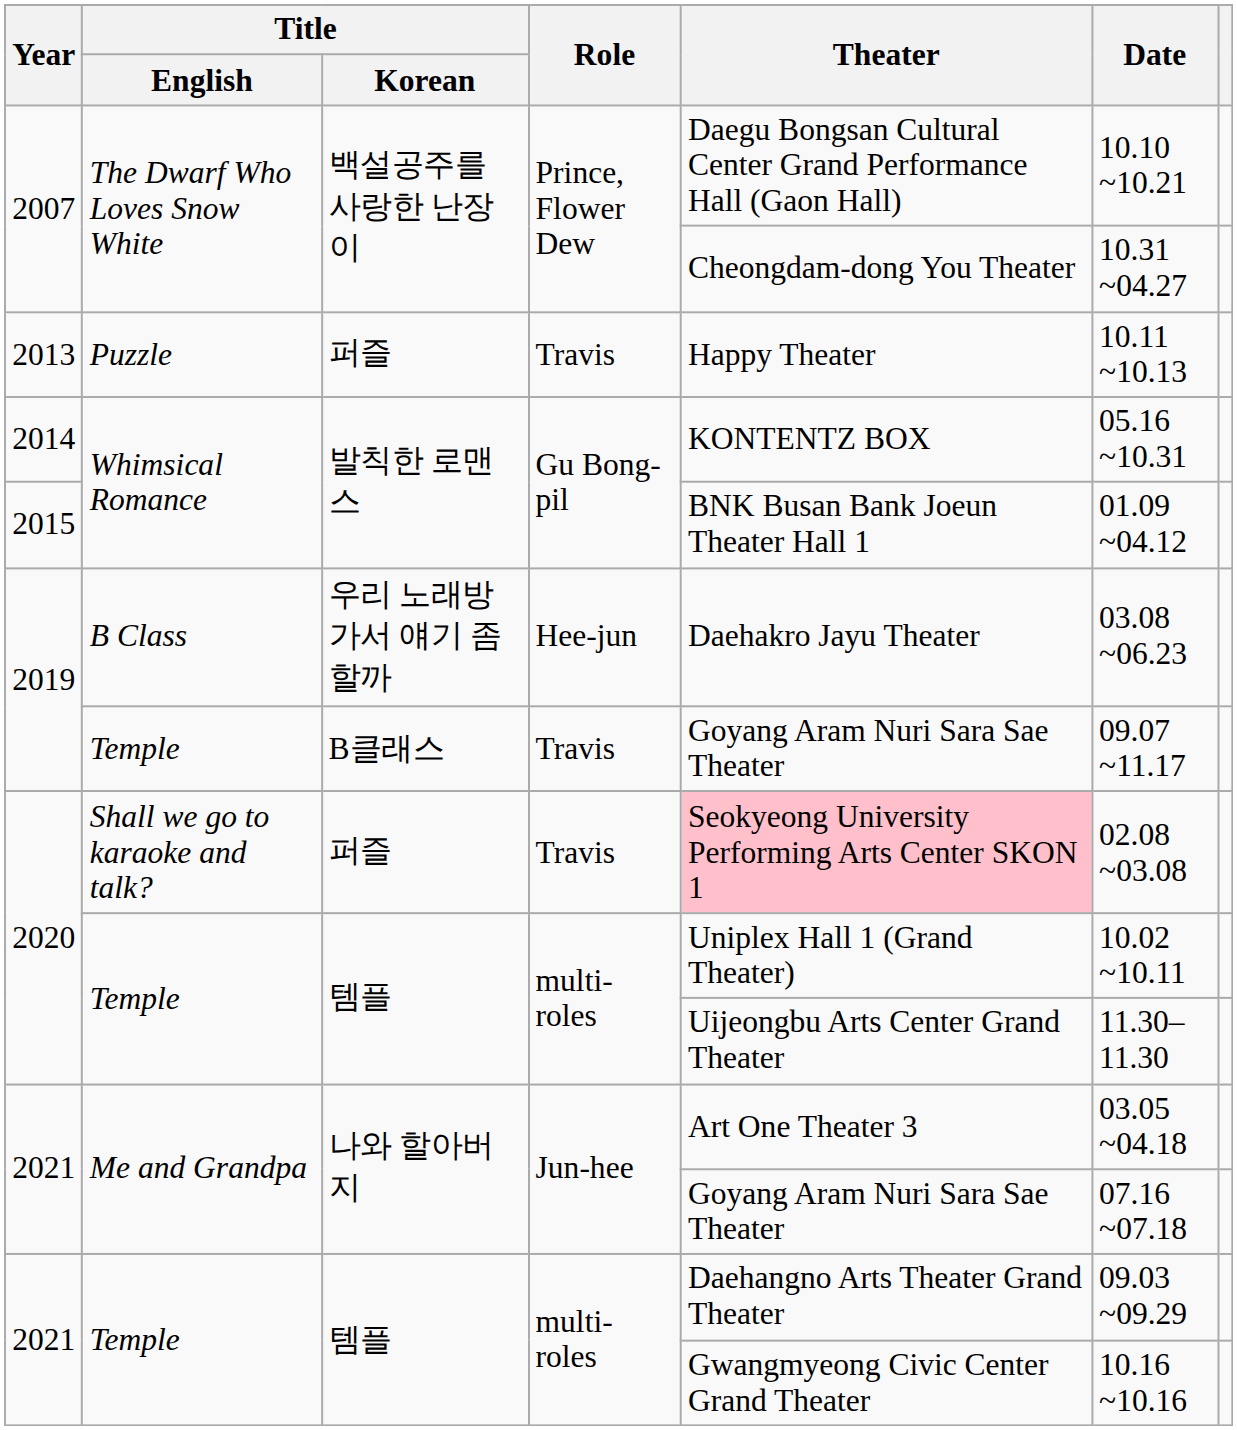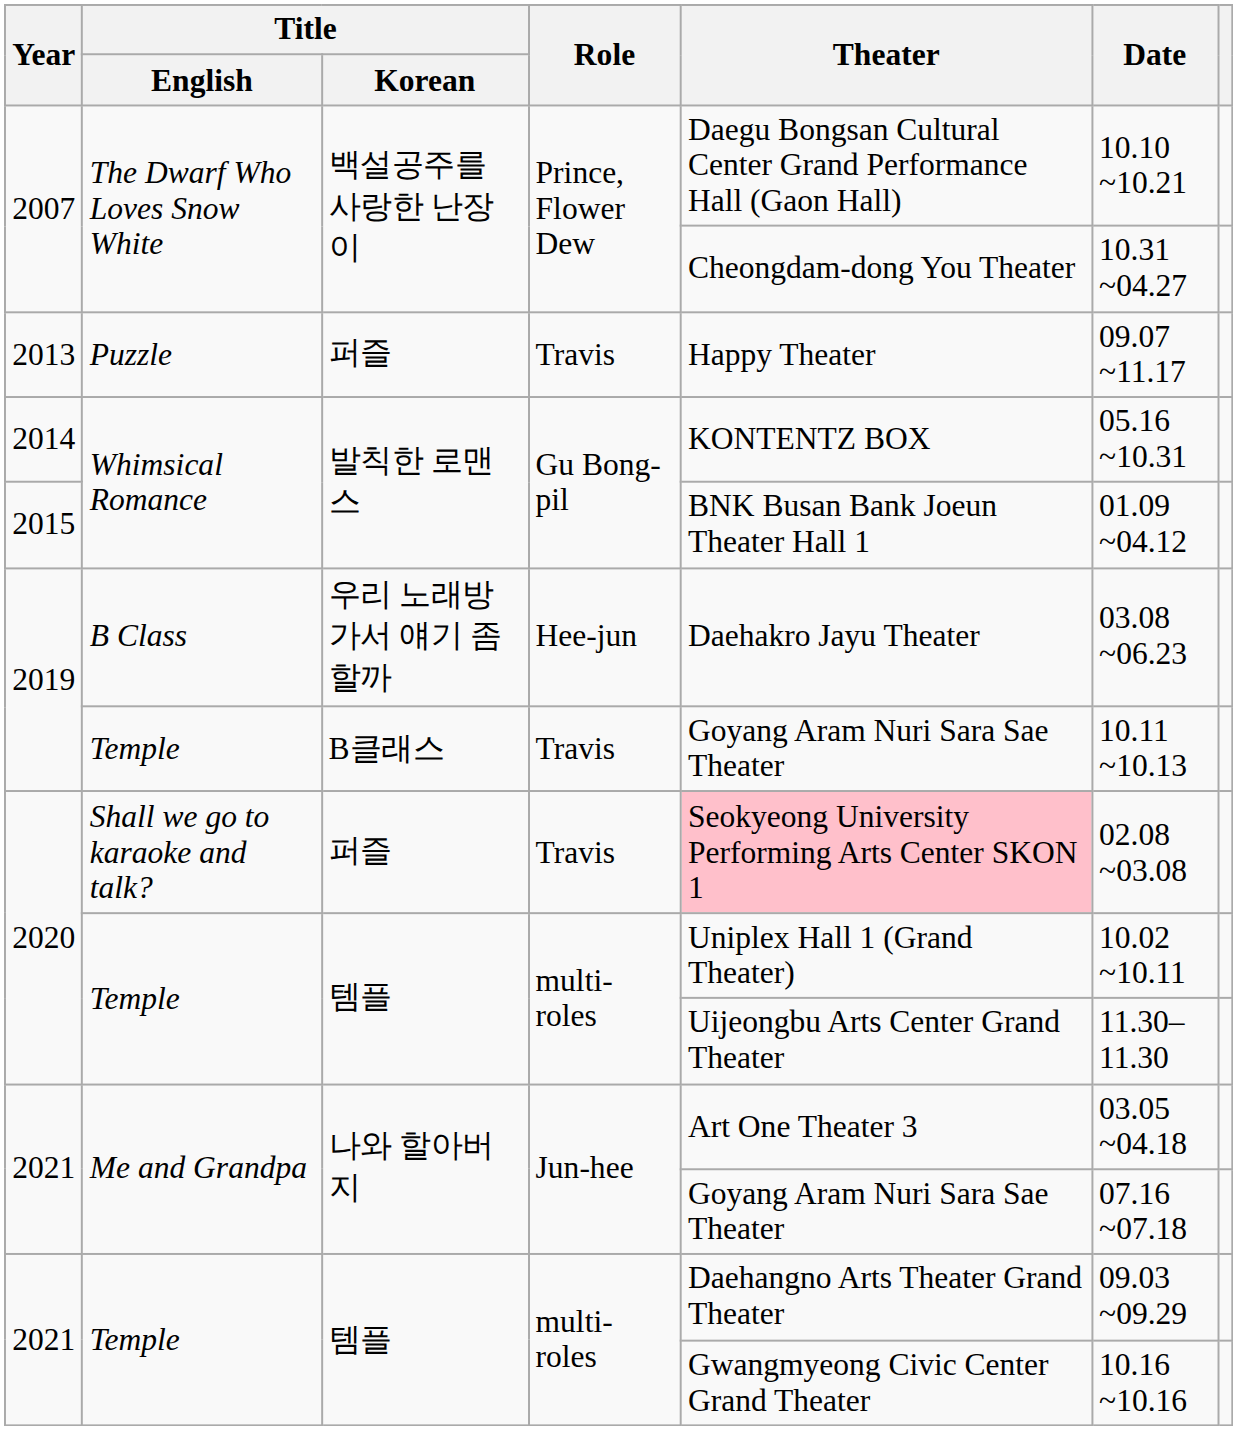(1143, 353) 10.11 ~10.13 -> (1142, 353) 09.07 ~11.17
(1142, 748) 09.07 ~11.17 -> (1143, 748) 10.11 ~10.13
